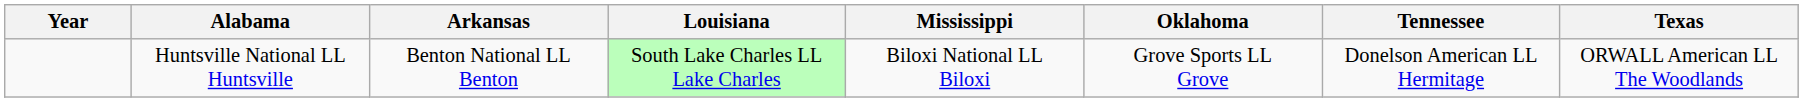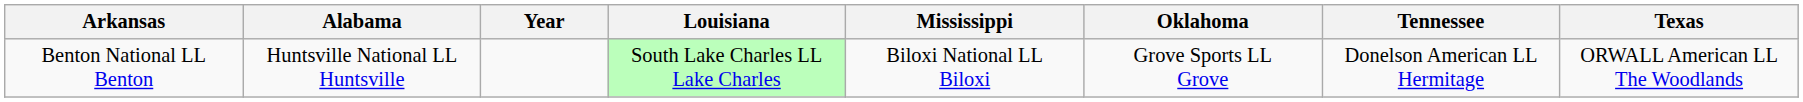columns swapped: (68, 21) <-> (488, 21)
